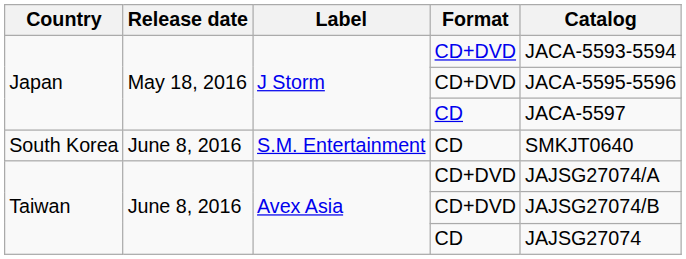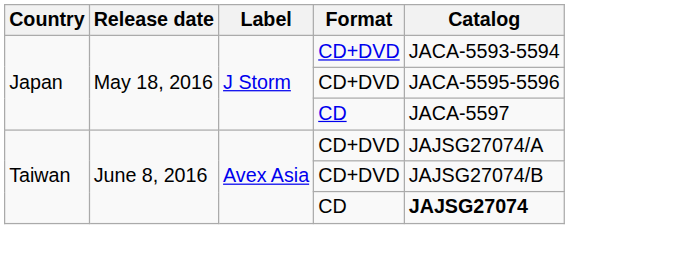- row: (64, 144)
(583, 238) normal -> (468, 207) bold
